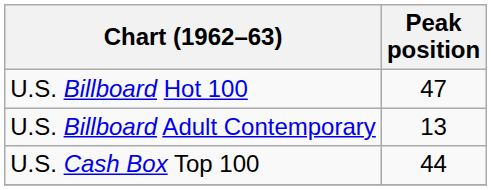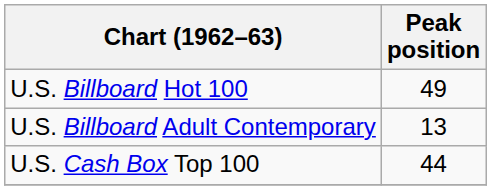(434, 88) 47 -> (434, 88) 49
